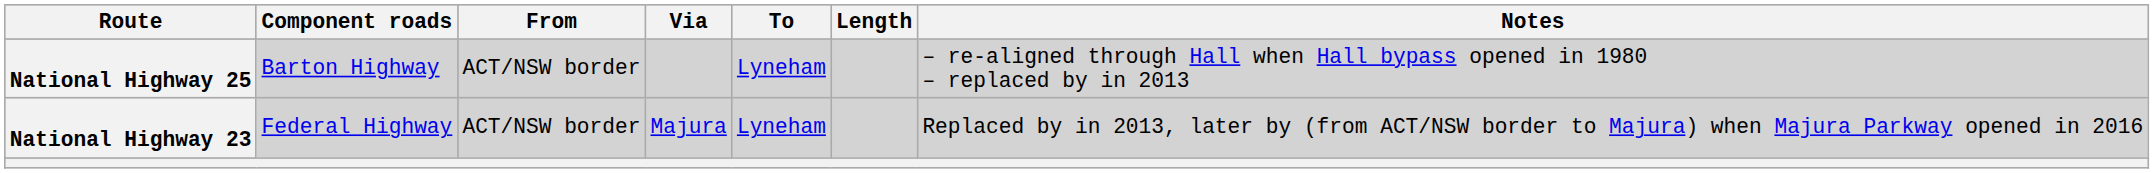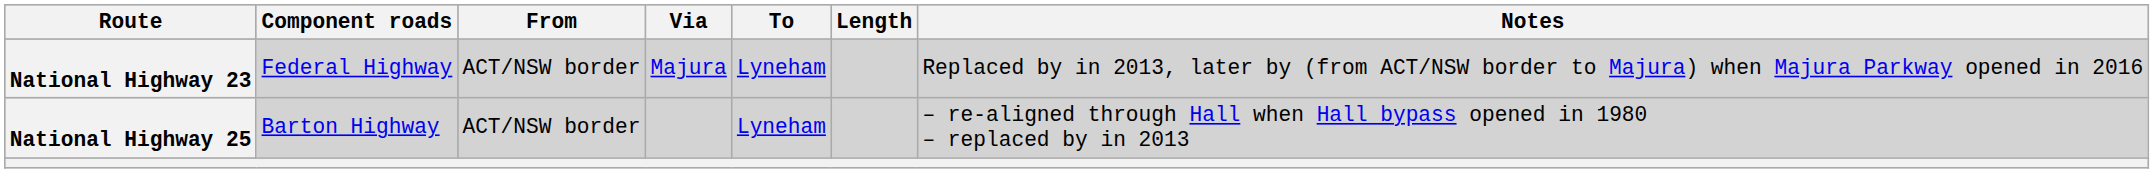rows swapped: (131, 140) <-> (131, 81)
